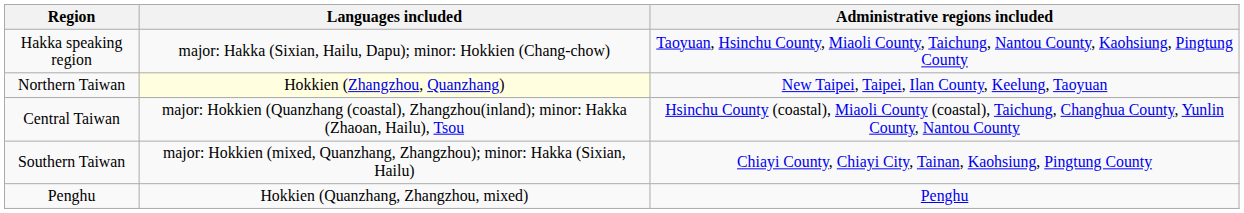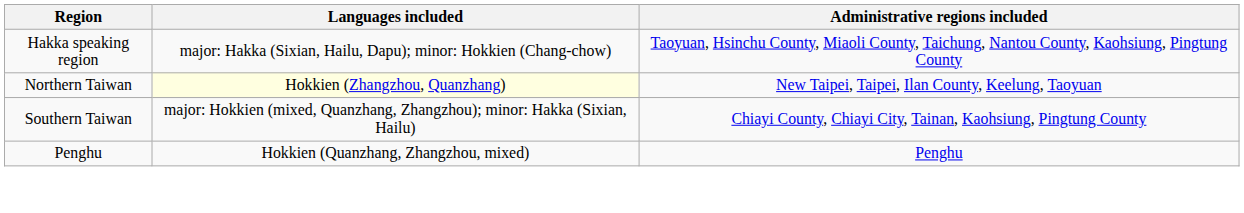- row: (72, 119)
